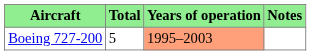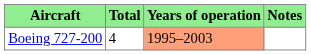(112, 38) 5 -> (112, 38) 4
